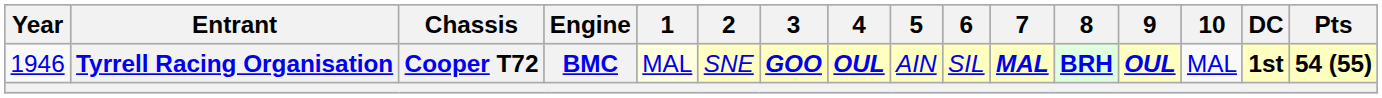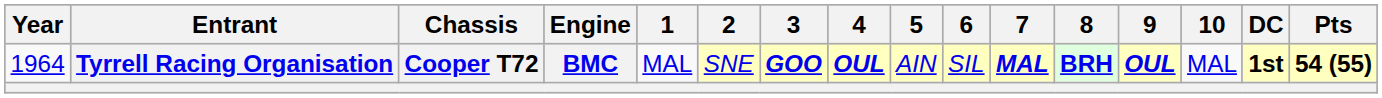(38, 63) 1946 -> (38, 63) 1964
(667, 63) lightyellow background -> (667, 63) no background
